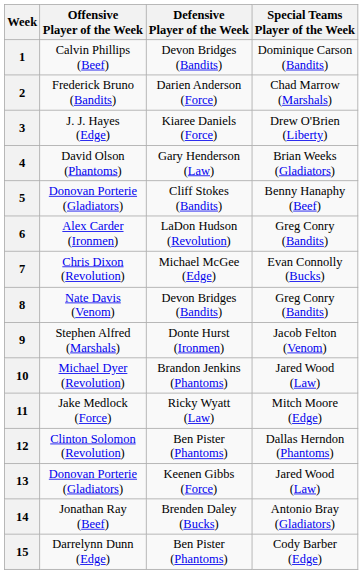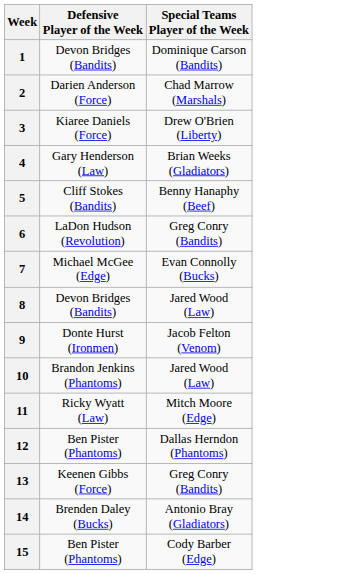- column: (93, 22)
(305, 304) Greg Conry (Bandits) -> (199, 304) Jared Wood (Law)
(305, 481) Jared Wood (Law) -> (199, 481) Greg Conry (Bandits)
